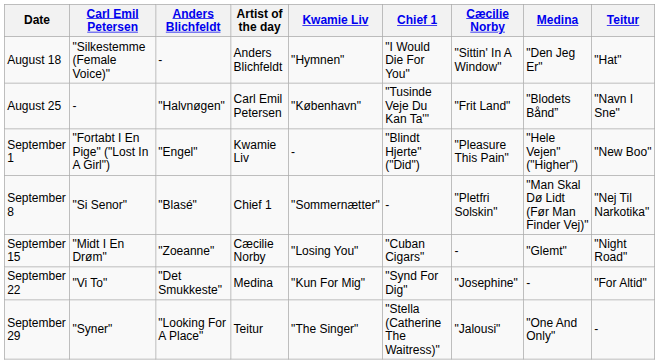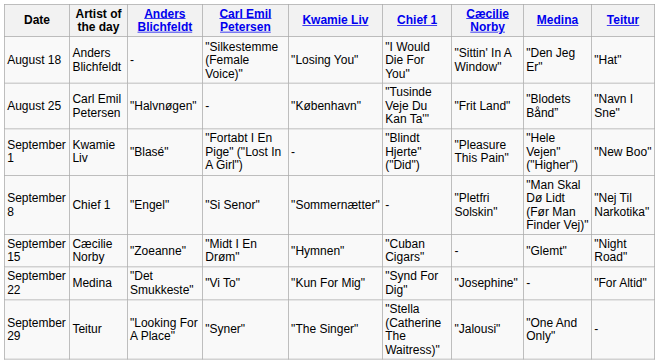columns swapped: (260, 20) <-> (113, 20)
(318, 60) "Hymnen" -> (325, 60) "Losing You"
(178, 152) "Engel" -> (149, 152) "Blasé"
(178, 204) "Blasé" -> (150, 204) "Engel"
(325, 250) "Losing You" -> (318, 250) "Hymnen"
